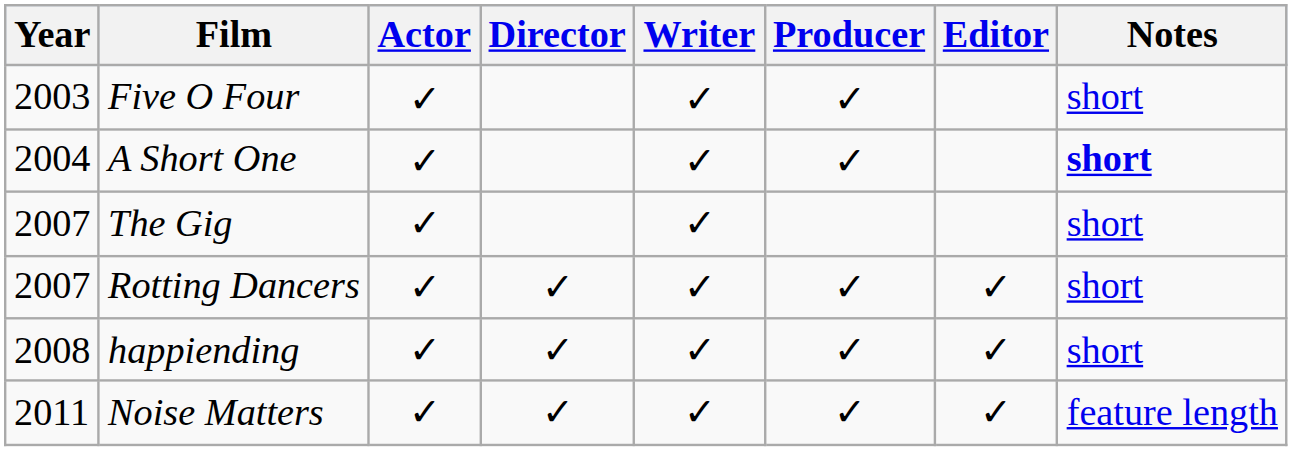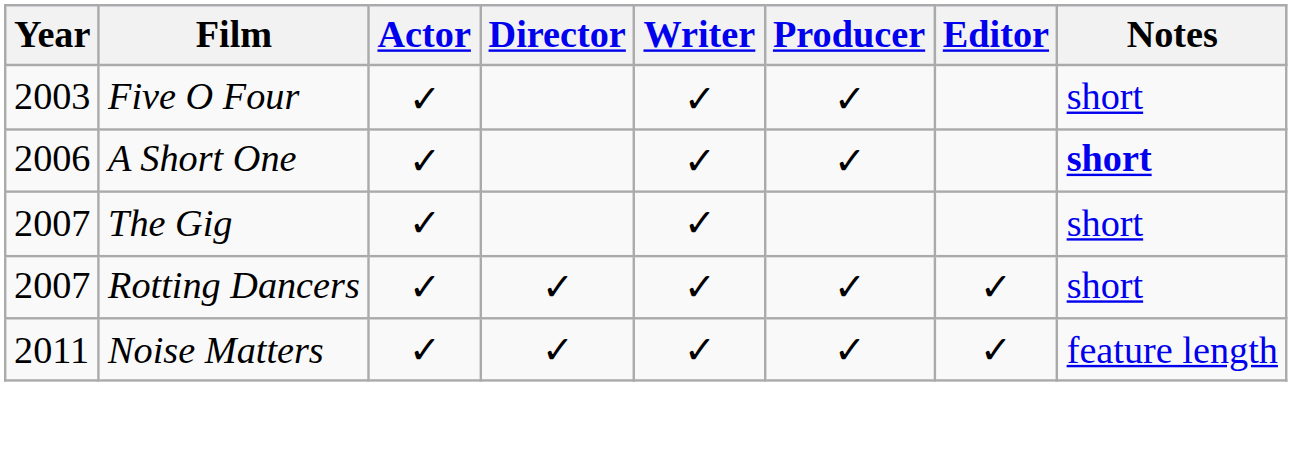(52, 159) 2004 -> (52, 159) 2006
- row: (204, 348)
